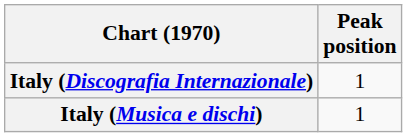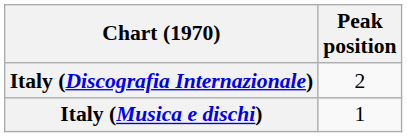(360, 80) 1 -> (360, 80) 2
